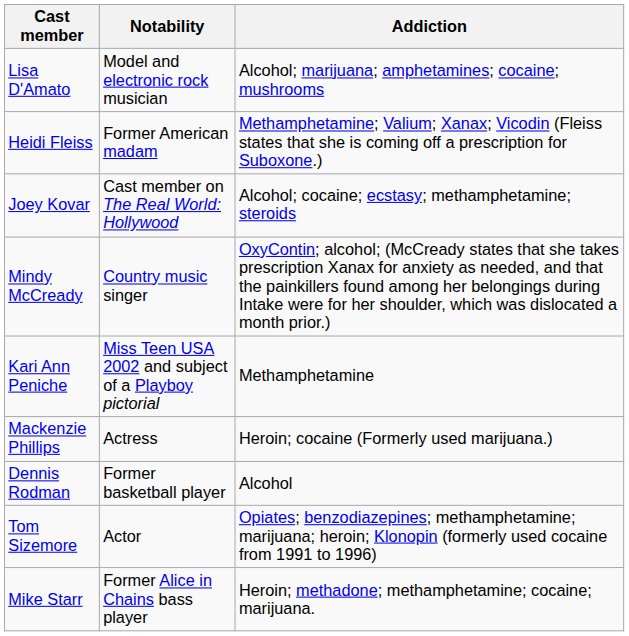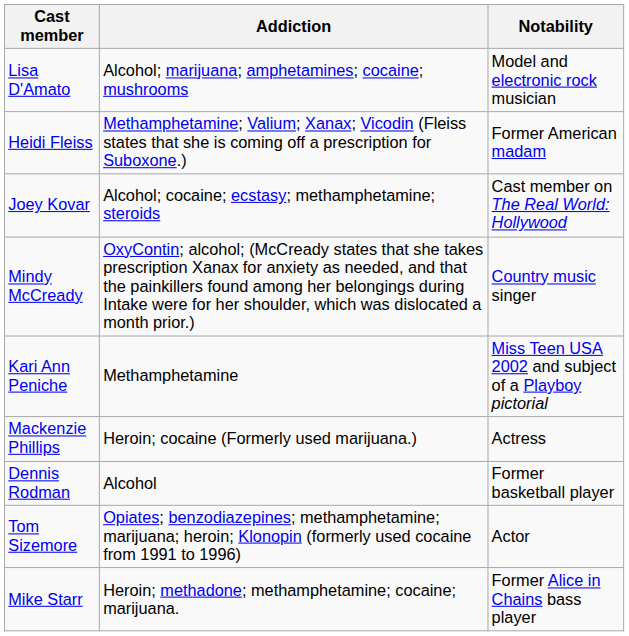columns swapped: (167, 26) <-> (429, 26)
